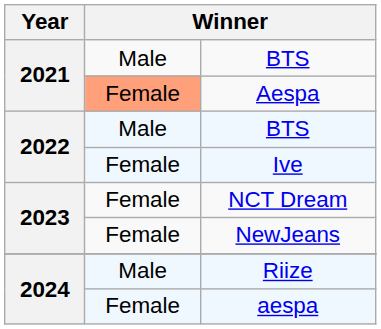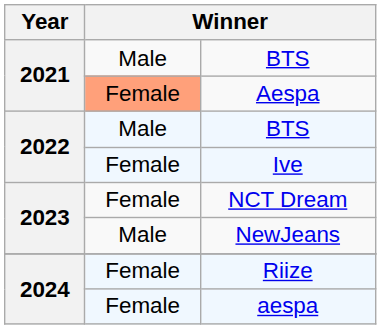(143, 235) Female -> (143, 235) Male
(143, 270) Male -> (143, 270) Female
